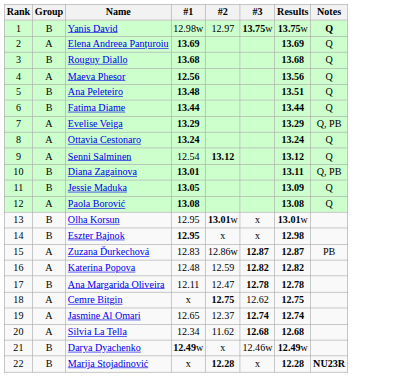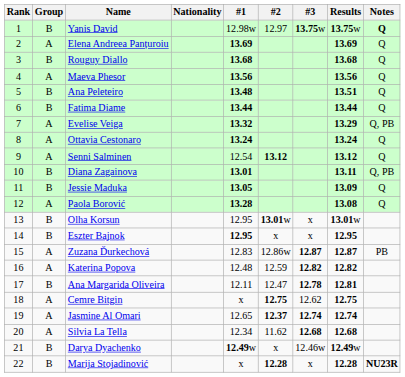+ column: (197, 12)
(188, 76) 12.56 -> (241, 76) 13.56
(188, 124) 13.29 -> (241, 124) 13.32
(188, 204) 13.08 -> (241, 204) 13.28
(293, 236) 12.98 -> (346, 236) 12.95
(293, 284) 12.78 -> (346, 284) 12.81
(223, 316) normal -> (276, 316) bold
